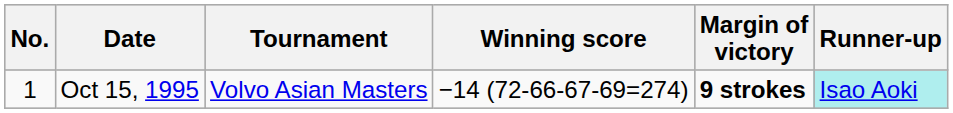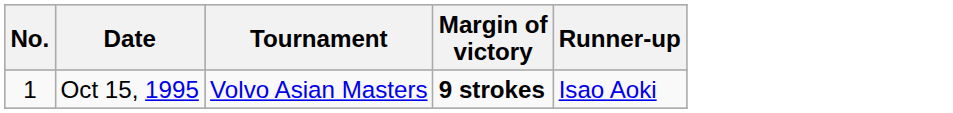- column: (564, 38)
(869, 89) paleturquoise background -> (608, 89) no background
